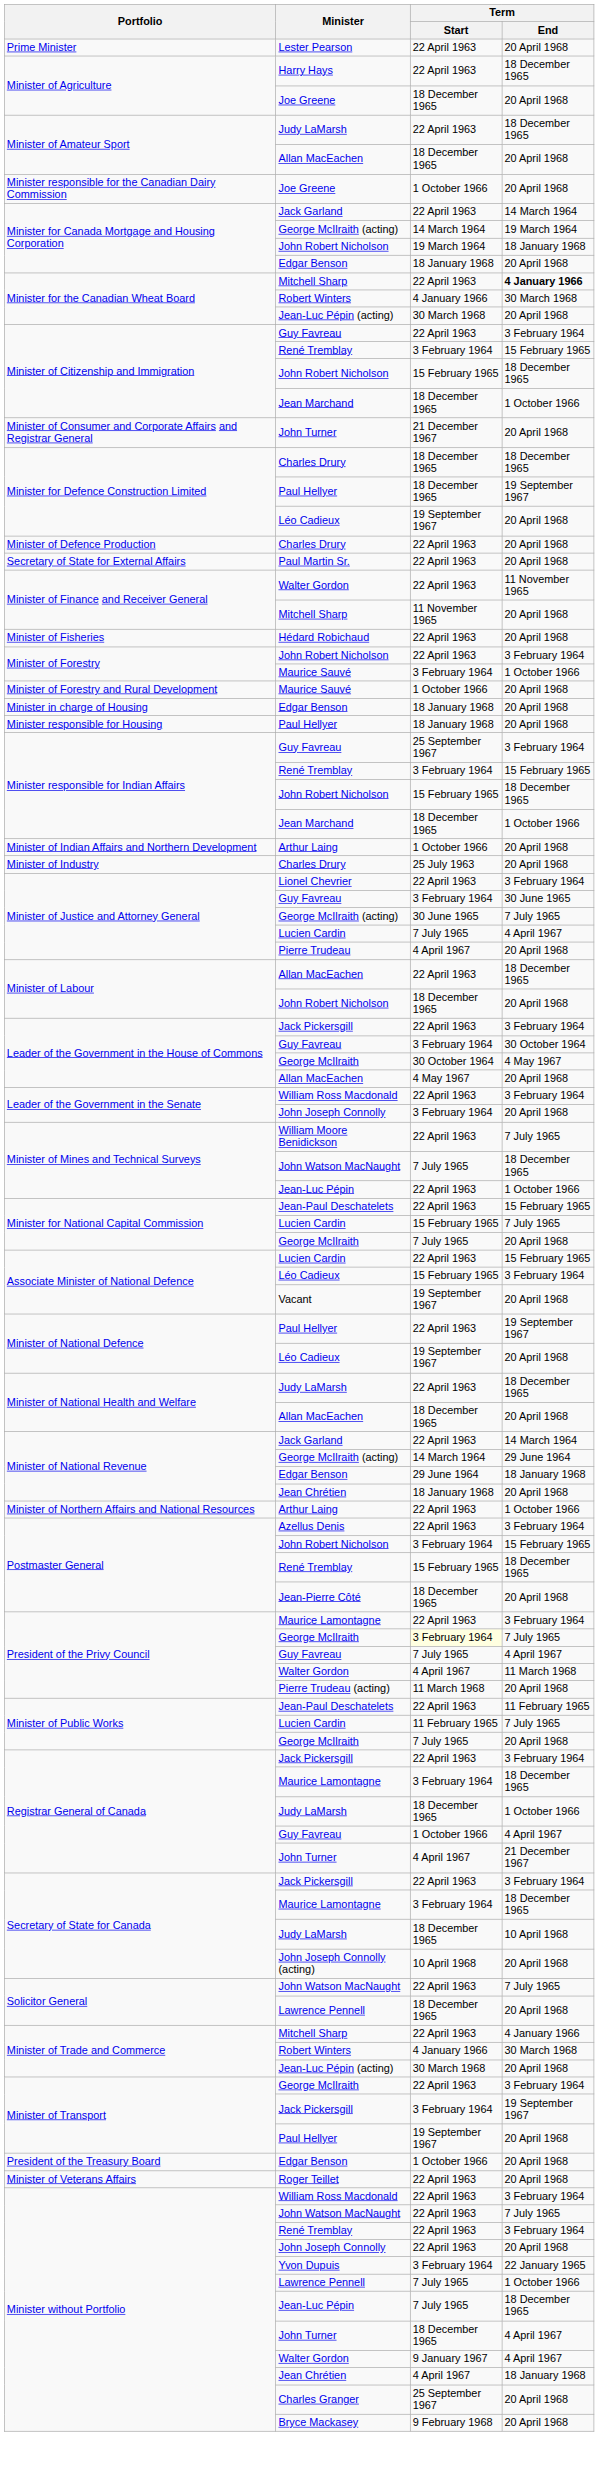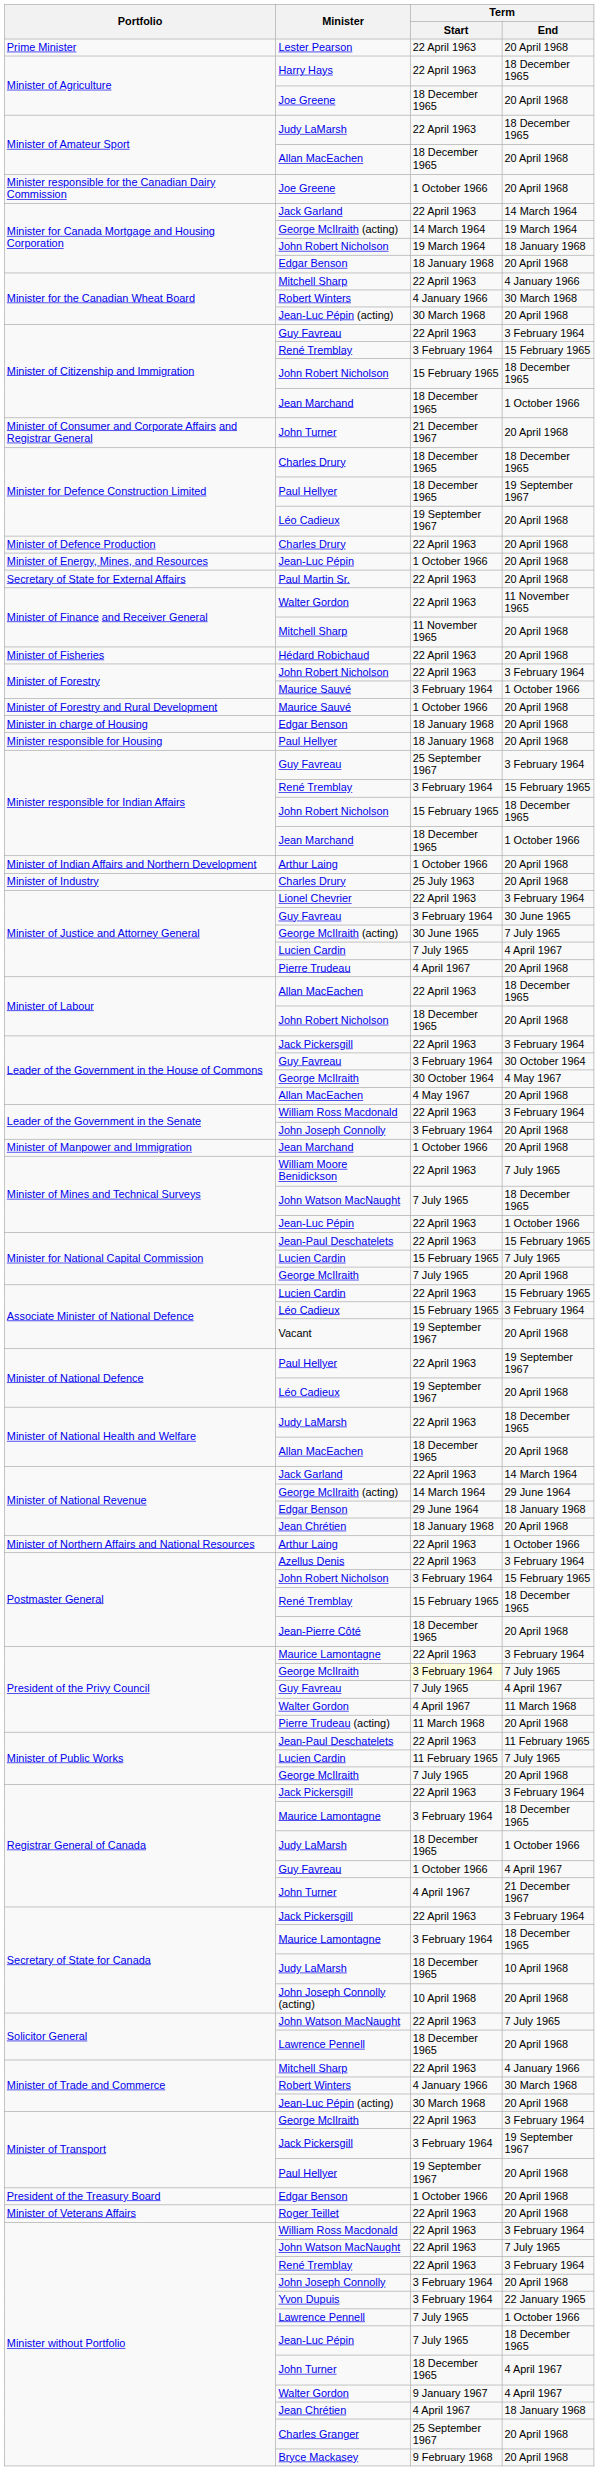(544, 281) bold -> (542, 281) normal
+ row: (107, 561)
+ row: (99, 1147)
(444, 2248) 22 April 1963 -> (453, 2282) 3 February 1964
